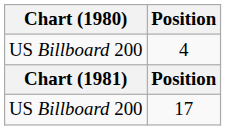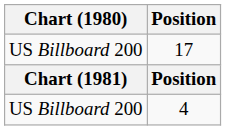rows swapped: (184, 109) <-> (184, 49)
